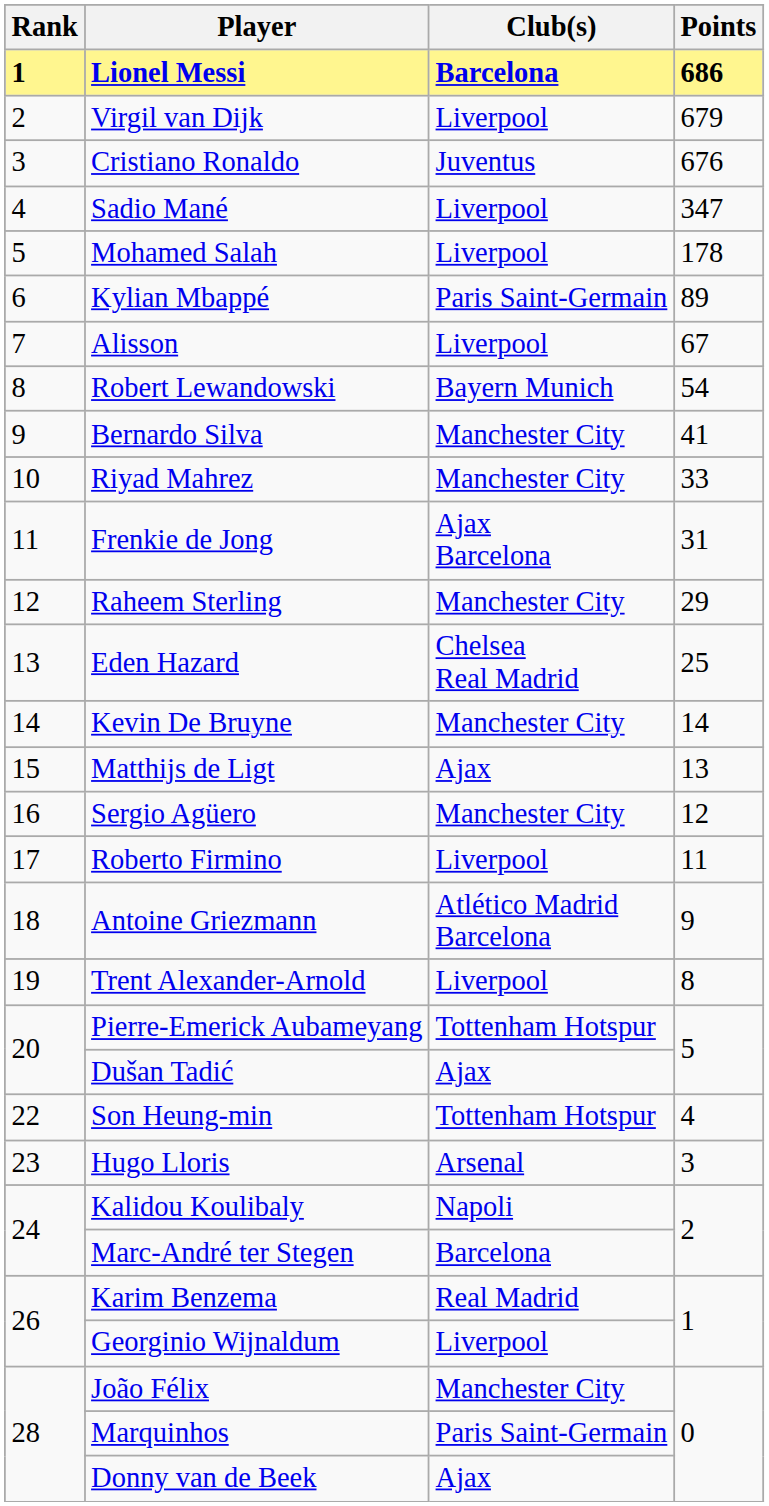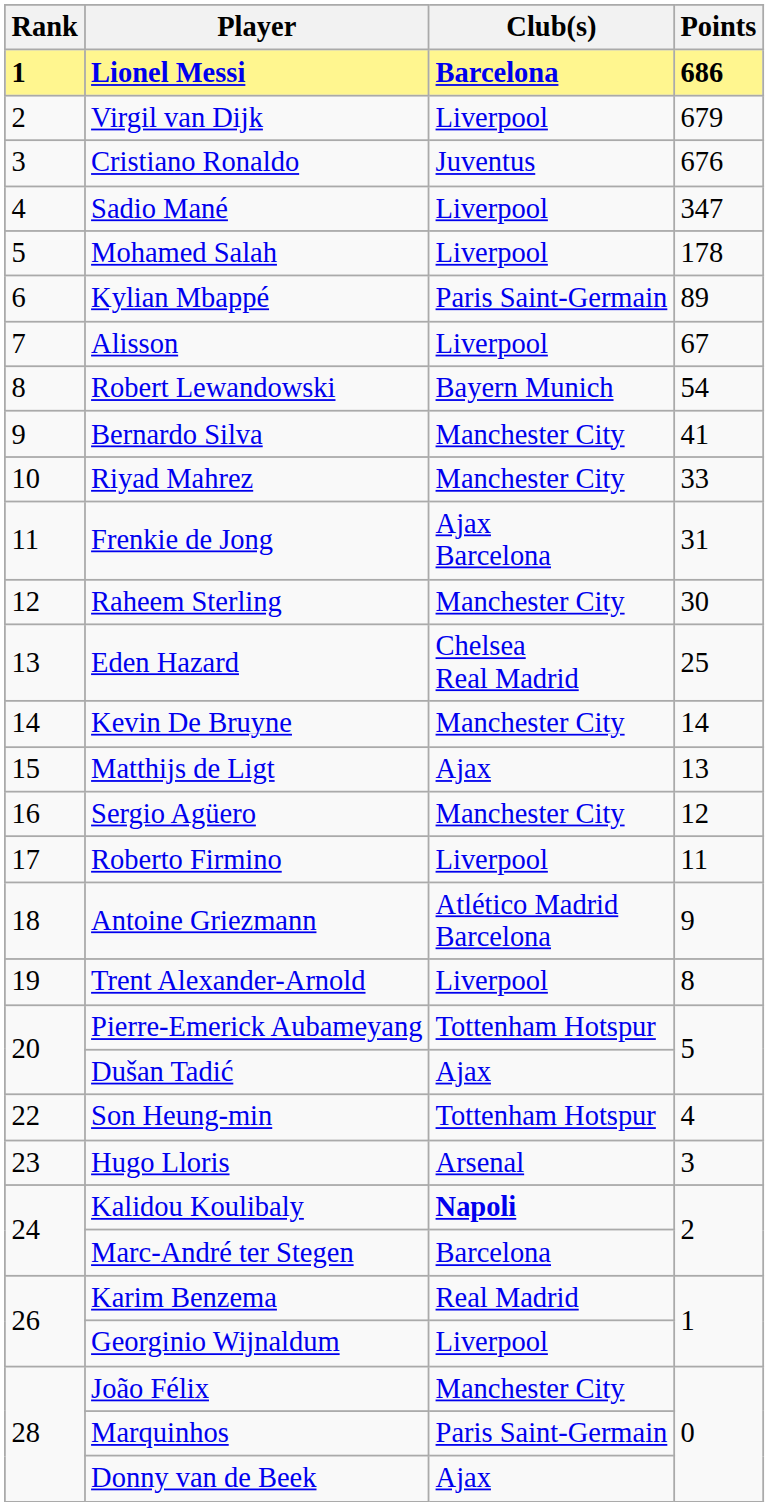(695, 601) 29 -> (695, 601) 30
(474, 1207) normal -> (476, 1207) bold
